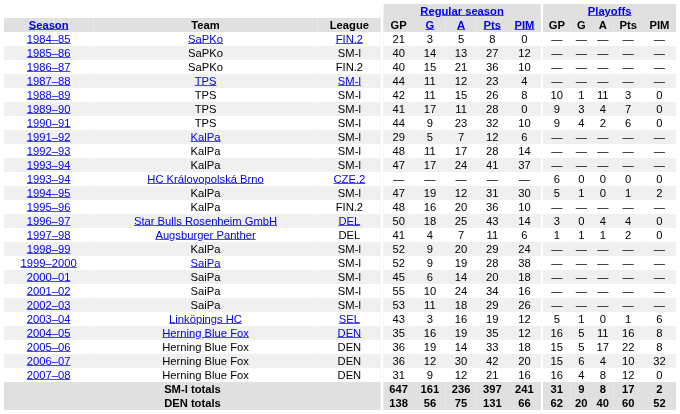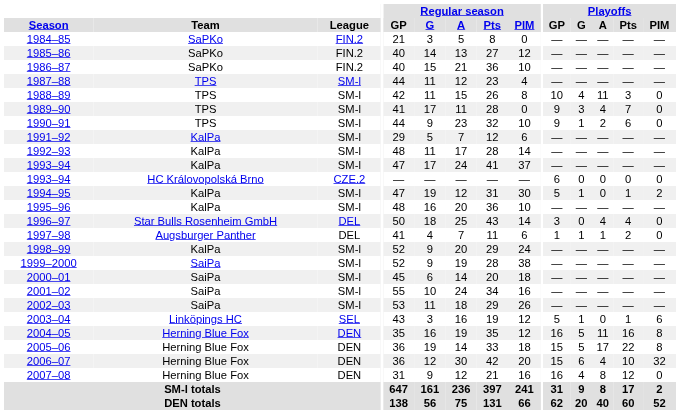(349, 53) SM-l -> (349, 53) FIN.2
(581, 95) 1 -> (581, 95) 4
(581, 123) 4 -> (581, 123) 1
(349, 207) FIN.2 -> (349, 207) SM-l
